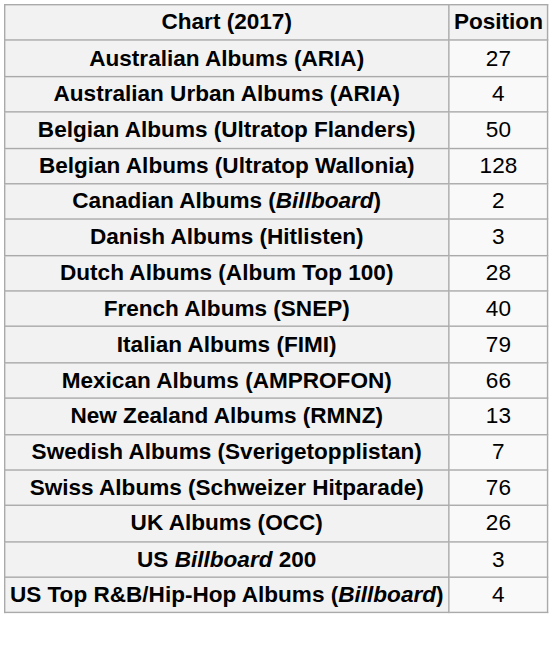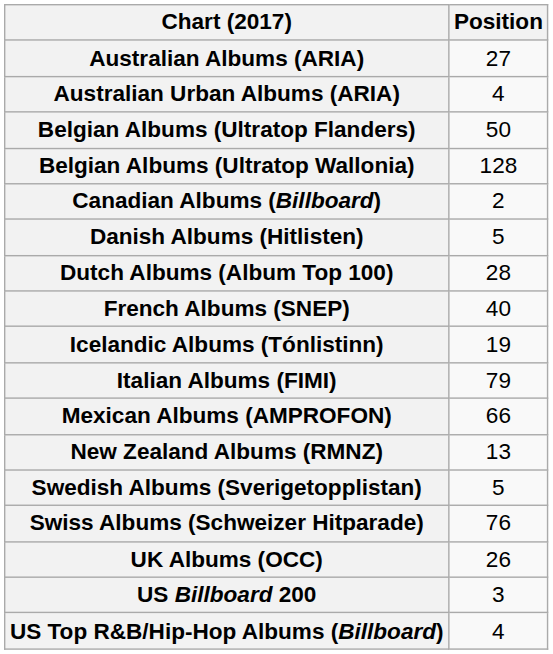(498, 237) 3 -> (498, 237) 5
+ row: (227, 344)
(498, 451) 7 -> (498, 487) 5
